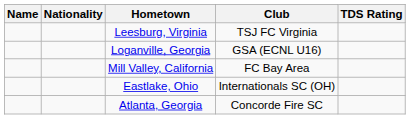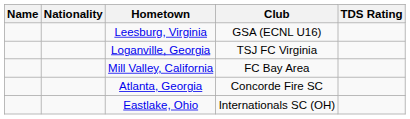(277, 32) TSJ FC Virginia -> (277, 32) GSA (ECNL U16)
(277, 50) GSA (ECNL U16) -> (277, 50) TSJ FC Virginia
rows swapped: (161, 105) <-> (161, 87)
